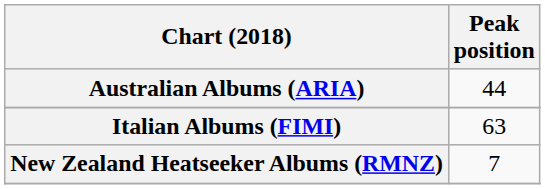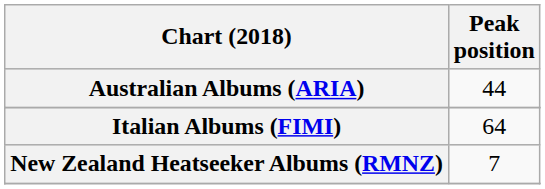(494, 125) 63 -> (494, 125) 64
